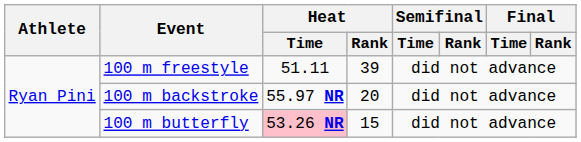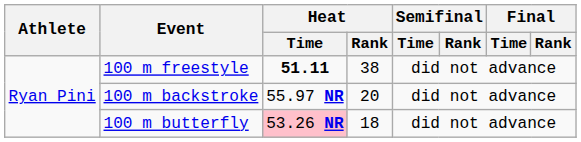(305, 69) normal -> (305, 69) bold
(370, 69) 39 -> (370, 69) 38
(370, 123) 15 -> (370, 123) 18
